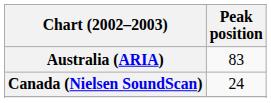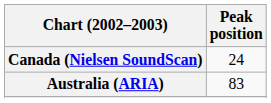rows swapped: (105, 59) <-> (105, 84)
